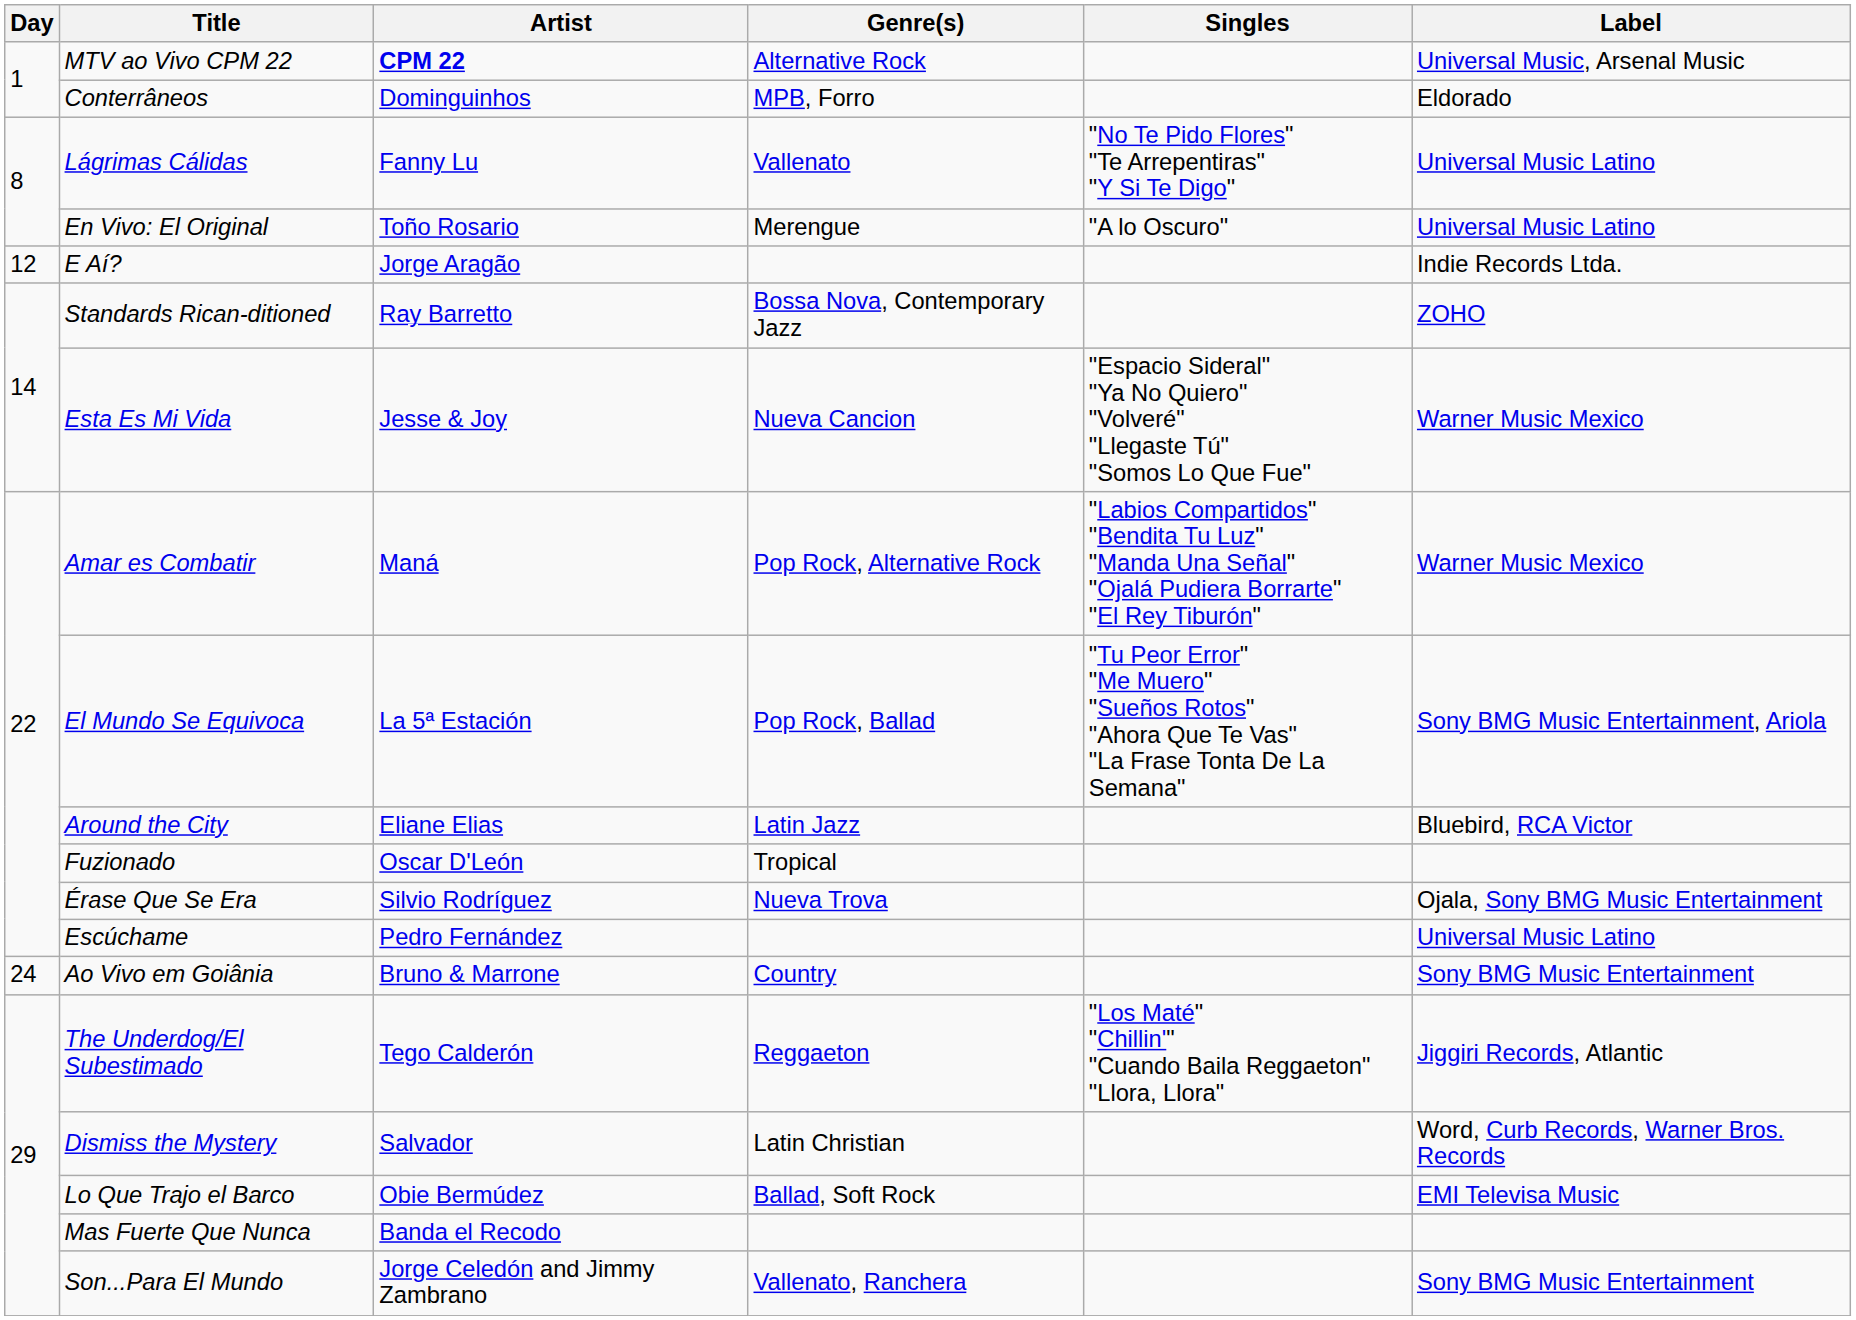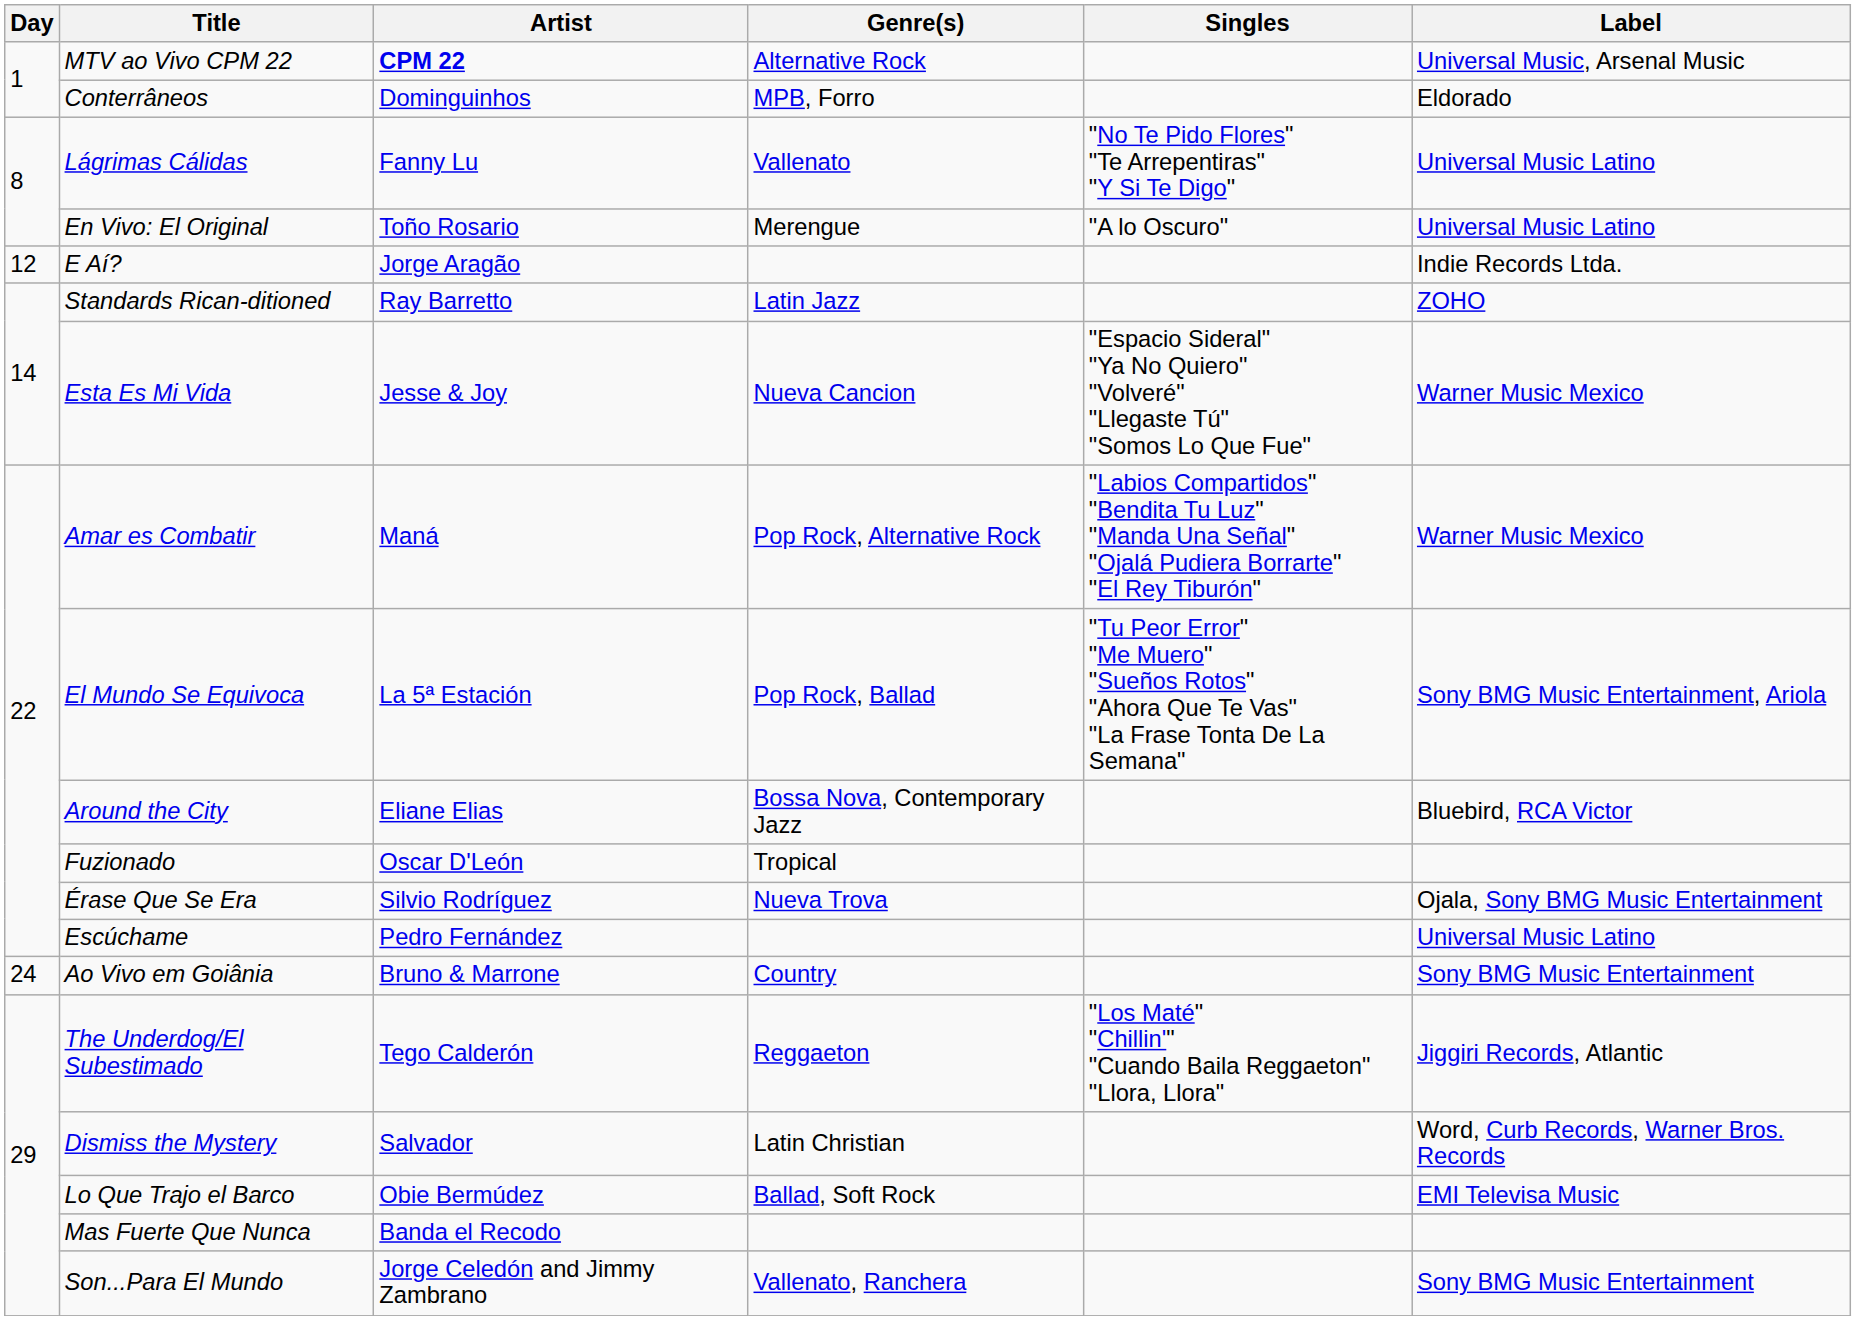(899, 315) Bossa Nova, Contemporary Jazz -> (807, 301) Latin Jazz
(807, 825) Latin Jazz -> (899, 811) Bossa Nova, Contemporary Jazz
